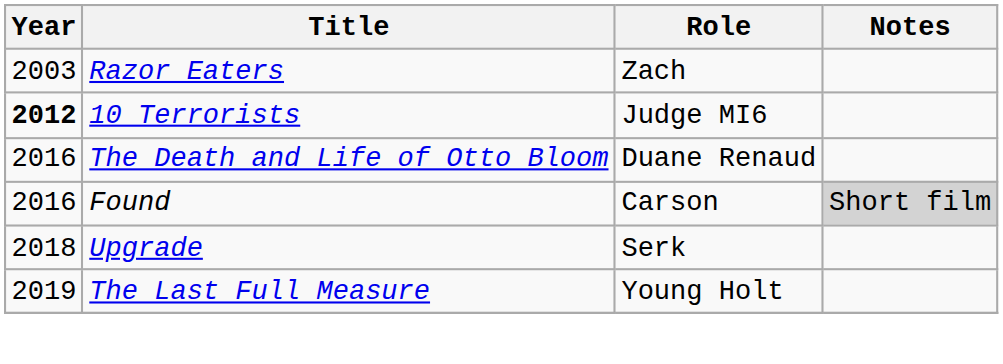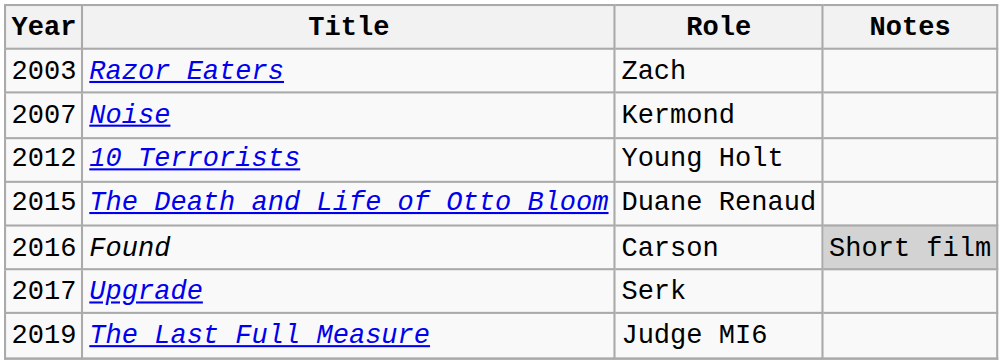+ row: (130, 115)
(44, 115) bold -> (44, 159) normal
(694, 115) Judge MI6 -> (703, 159) Young Holt
(44, 159) 2016 -> (44, 203) 2015
(44, 247) 2018 -> (44, 291) 2017
(703, 291) Young Holt -> (694, 336) Judge MI6
